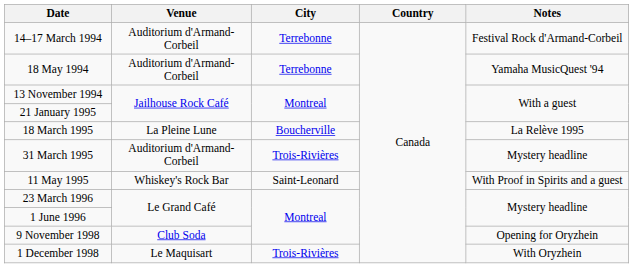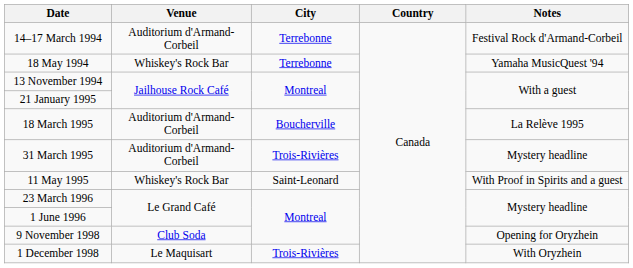(181, 69) Auditorium d'Armand-Corbeil -> (181, 63) Whiskey's Rock Bar
(181, 130) La Pleine Lune -> (181, 124) Auditorium d'Armand-Corbeil
